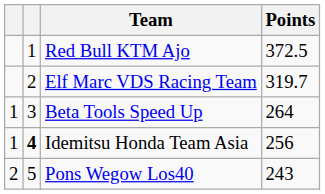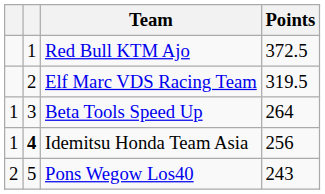(286, 81) 319.7 -> (286, 81) 319.5
